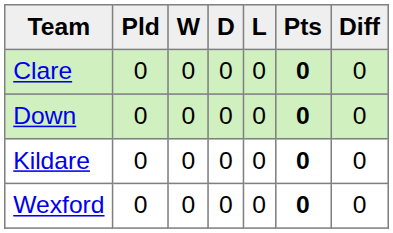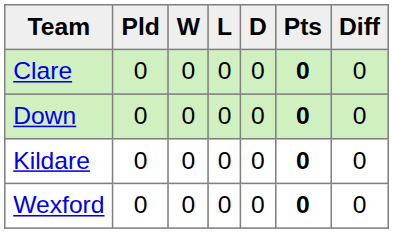columns swapped: (226, 26) <-> (259, 26)
